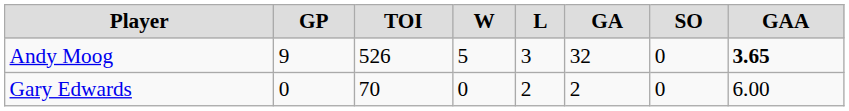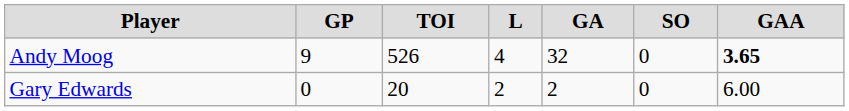- column: (484, 21)
(526, 55) 3 -> (499, 55) 4
(369, 88) 70 -> (398, 88) 20
